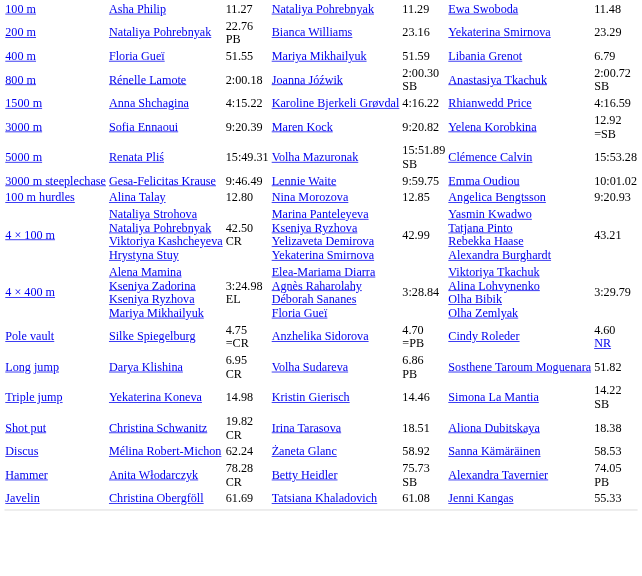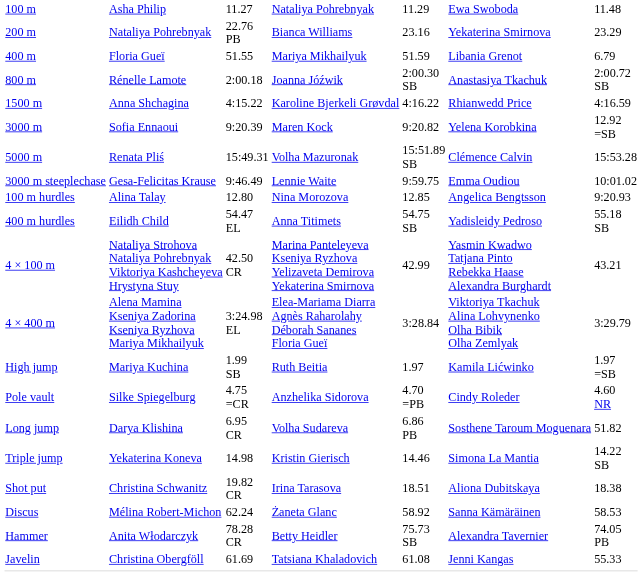+ row: (40, 221)
+ row: (31, 367)
